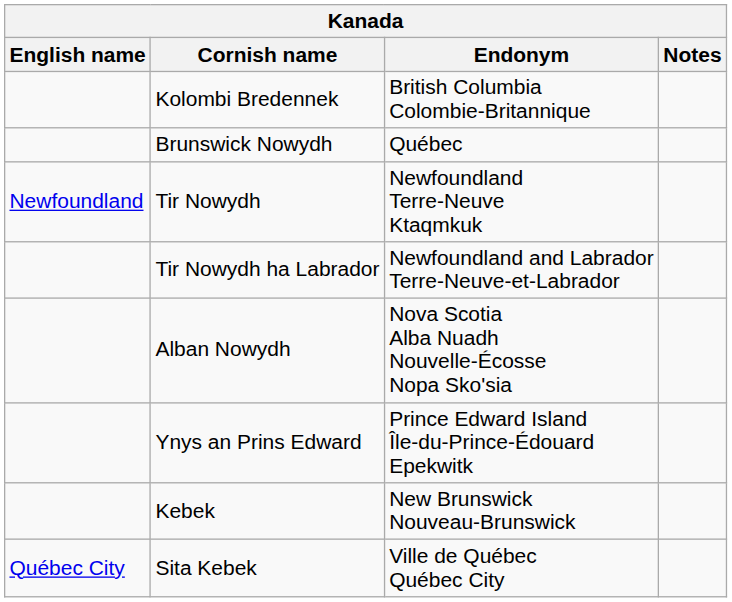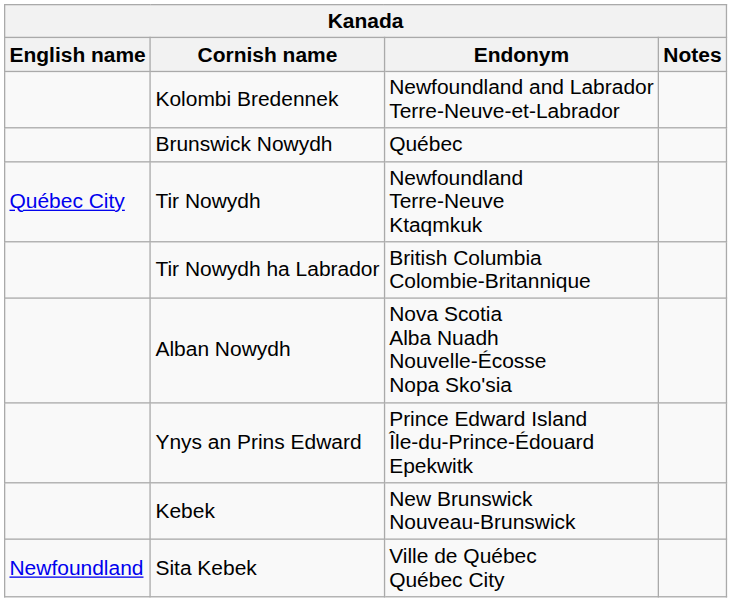(490, 99) British Columbia Colombie-Britannique -> (521, 99) Newfoundland and Labrador Terre-Neuve-et-Labrador
(76, 201) Newfoundland -> (67, 201) Québec City
(521, 269) Newfoundland and Labrador Terre-Neuve-et-Labrador -> (490, 269) British Columbia Colombie-Britannique
(67, 567) Québec City -> (76, 567) Newfoundland
